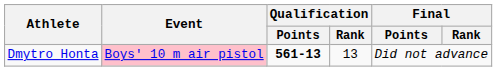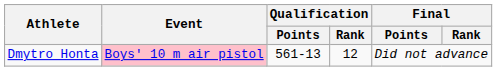(298, 55) bold -> (298, 55) normal
(350, 55) 13 -> (350, 55) 12
